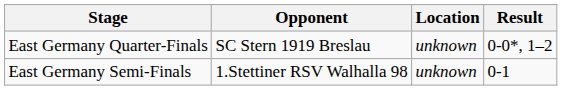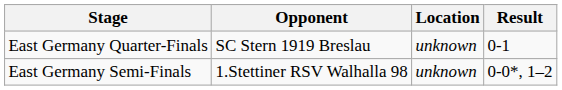(520, 44) 0-0*, 1–2 -> (499, 44) 0-1
(499, 71) 0-1 -> (520, 71) 0-0*, 1–2
